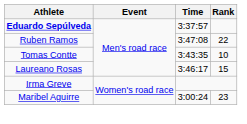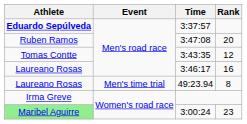(223, 41) 22 -> (228, 41) 20
(223, 55) 10 -> (228, 55) 12
(223, 69) 15 -> (228, 69) 16
+ row: (195, 84)
(49, 98) no background -> (49, 112) lightgreen background
